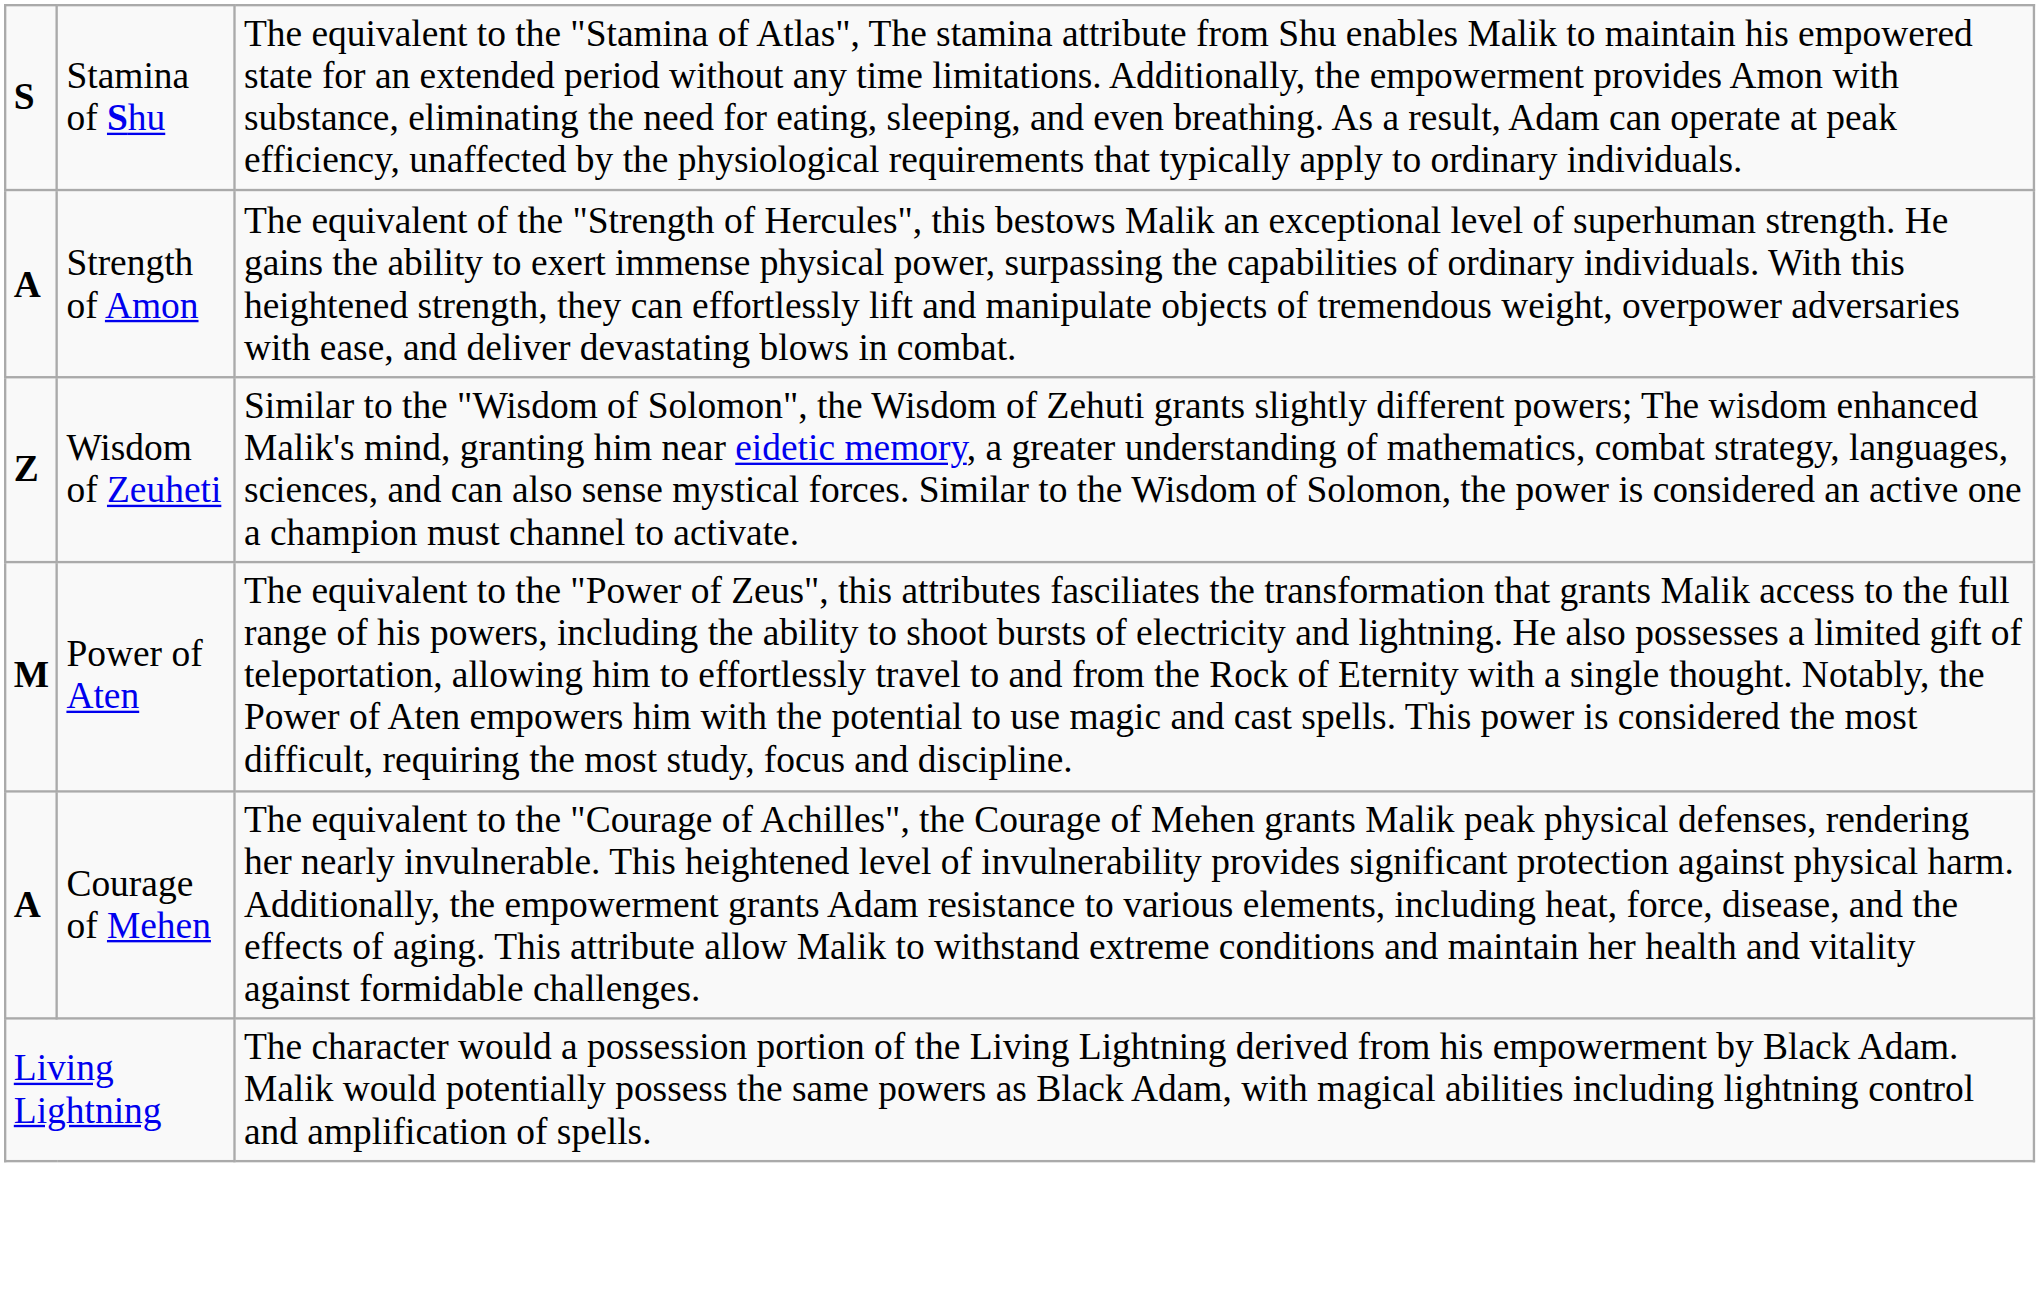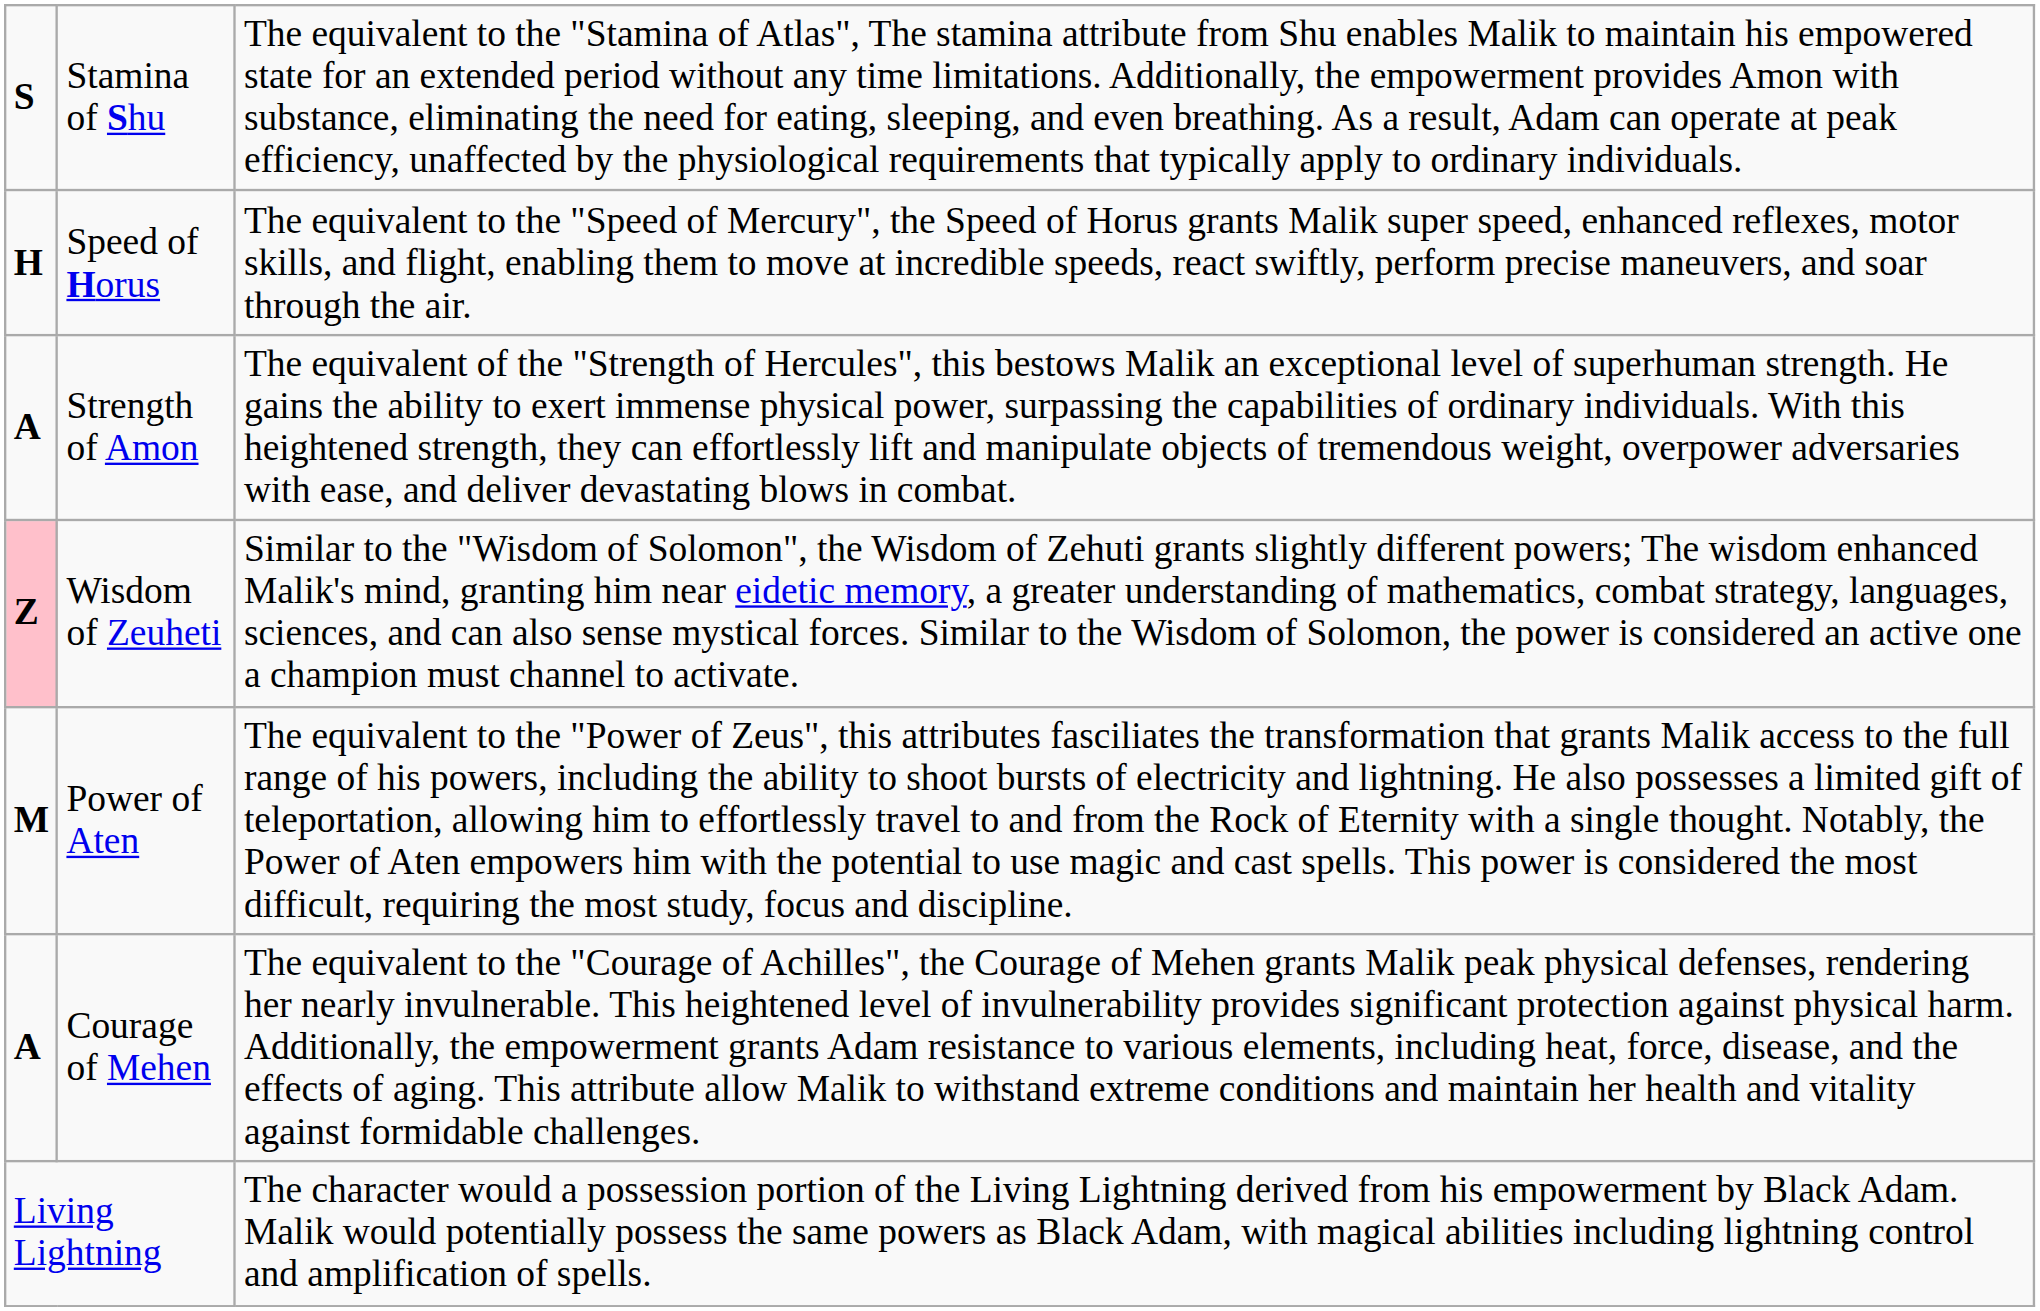+ row: (132, 262)
(26, 468) no background -> (26, 612) pink background
